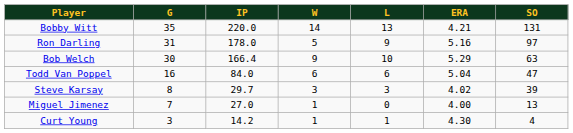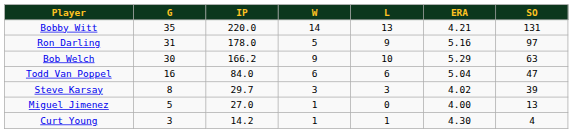(242, 58) 166.4 -> (242, 58) 166.2
(169, 105) 7 -> (169, 105) 5
